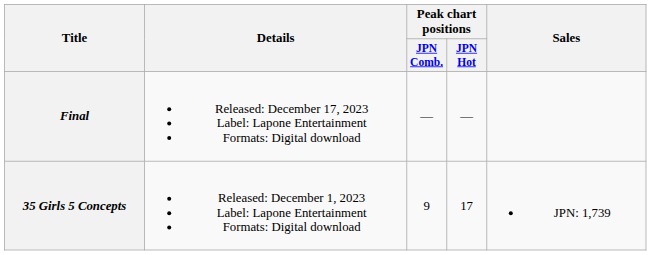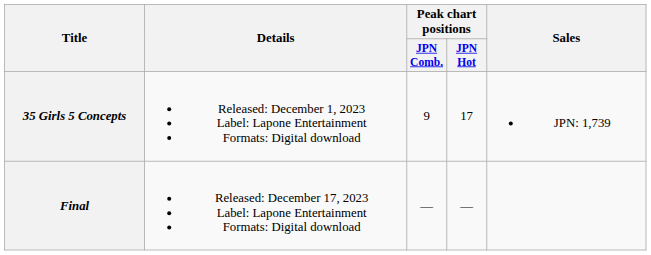rows swapped: (75, 205) <-> (75, 116)
